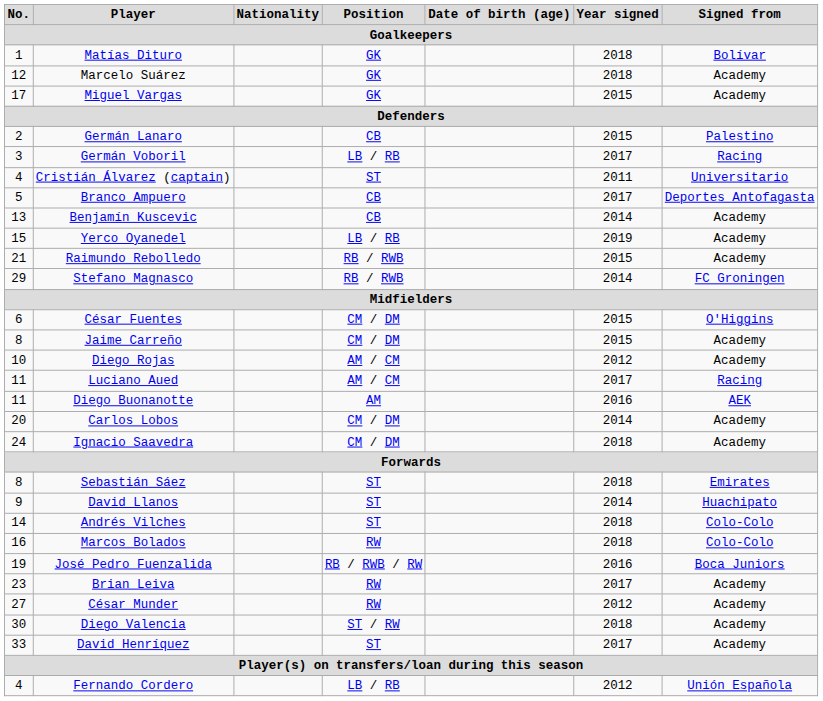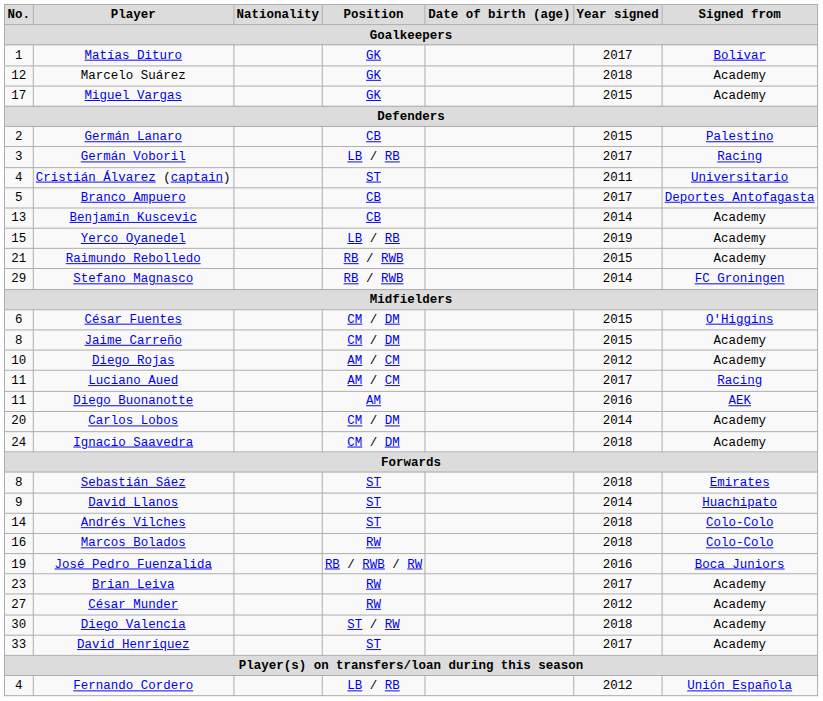(618, 55) 2018 -> (618, 55) 2017
